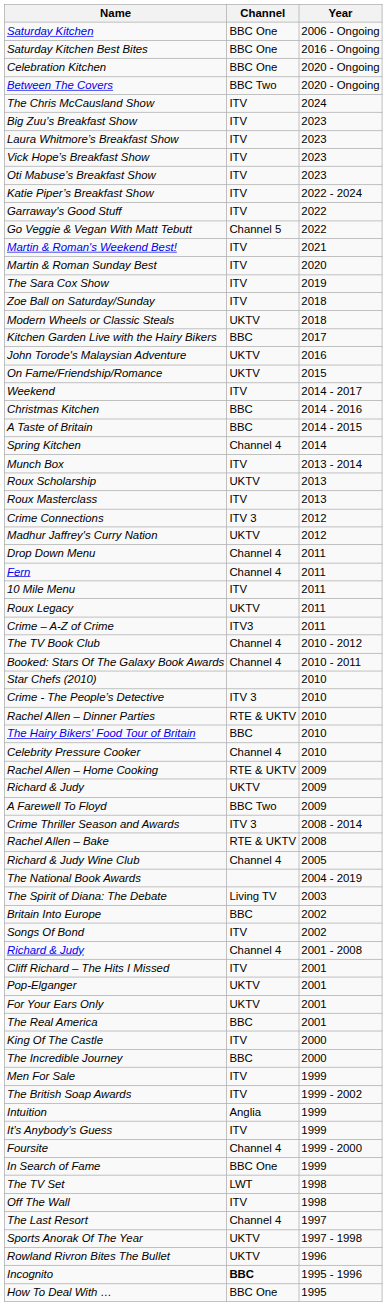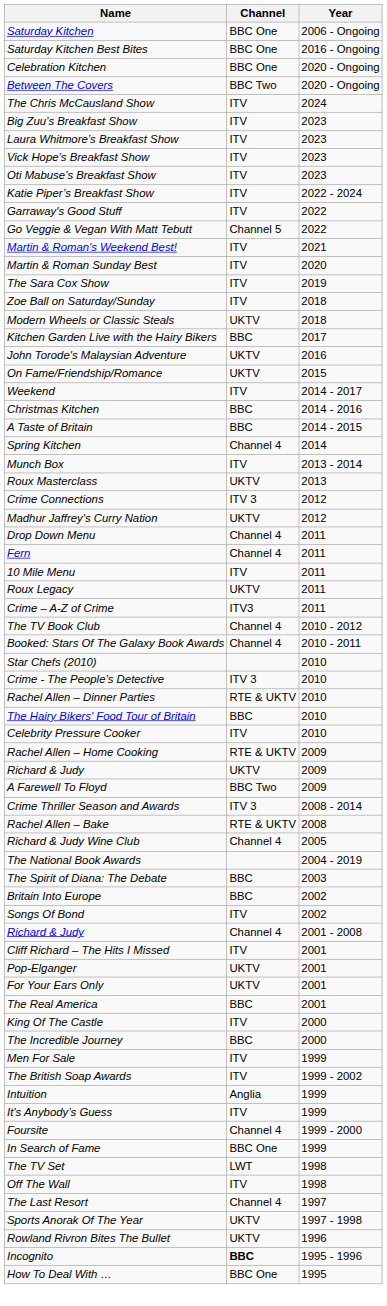- row: (51, 481)
(238, 499) ITV -> (245, 481) UKTV
(255, 752) Channel 4 -> (238, 734) ITV
(253, 896) Living TV -> (241, 878) BBC
